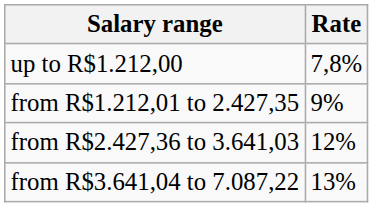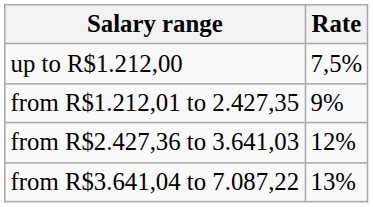(336, 63) 7,8% -> (336, 63) 7,5%
